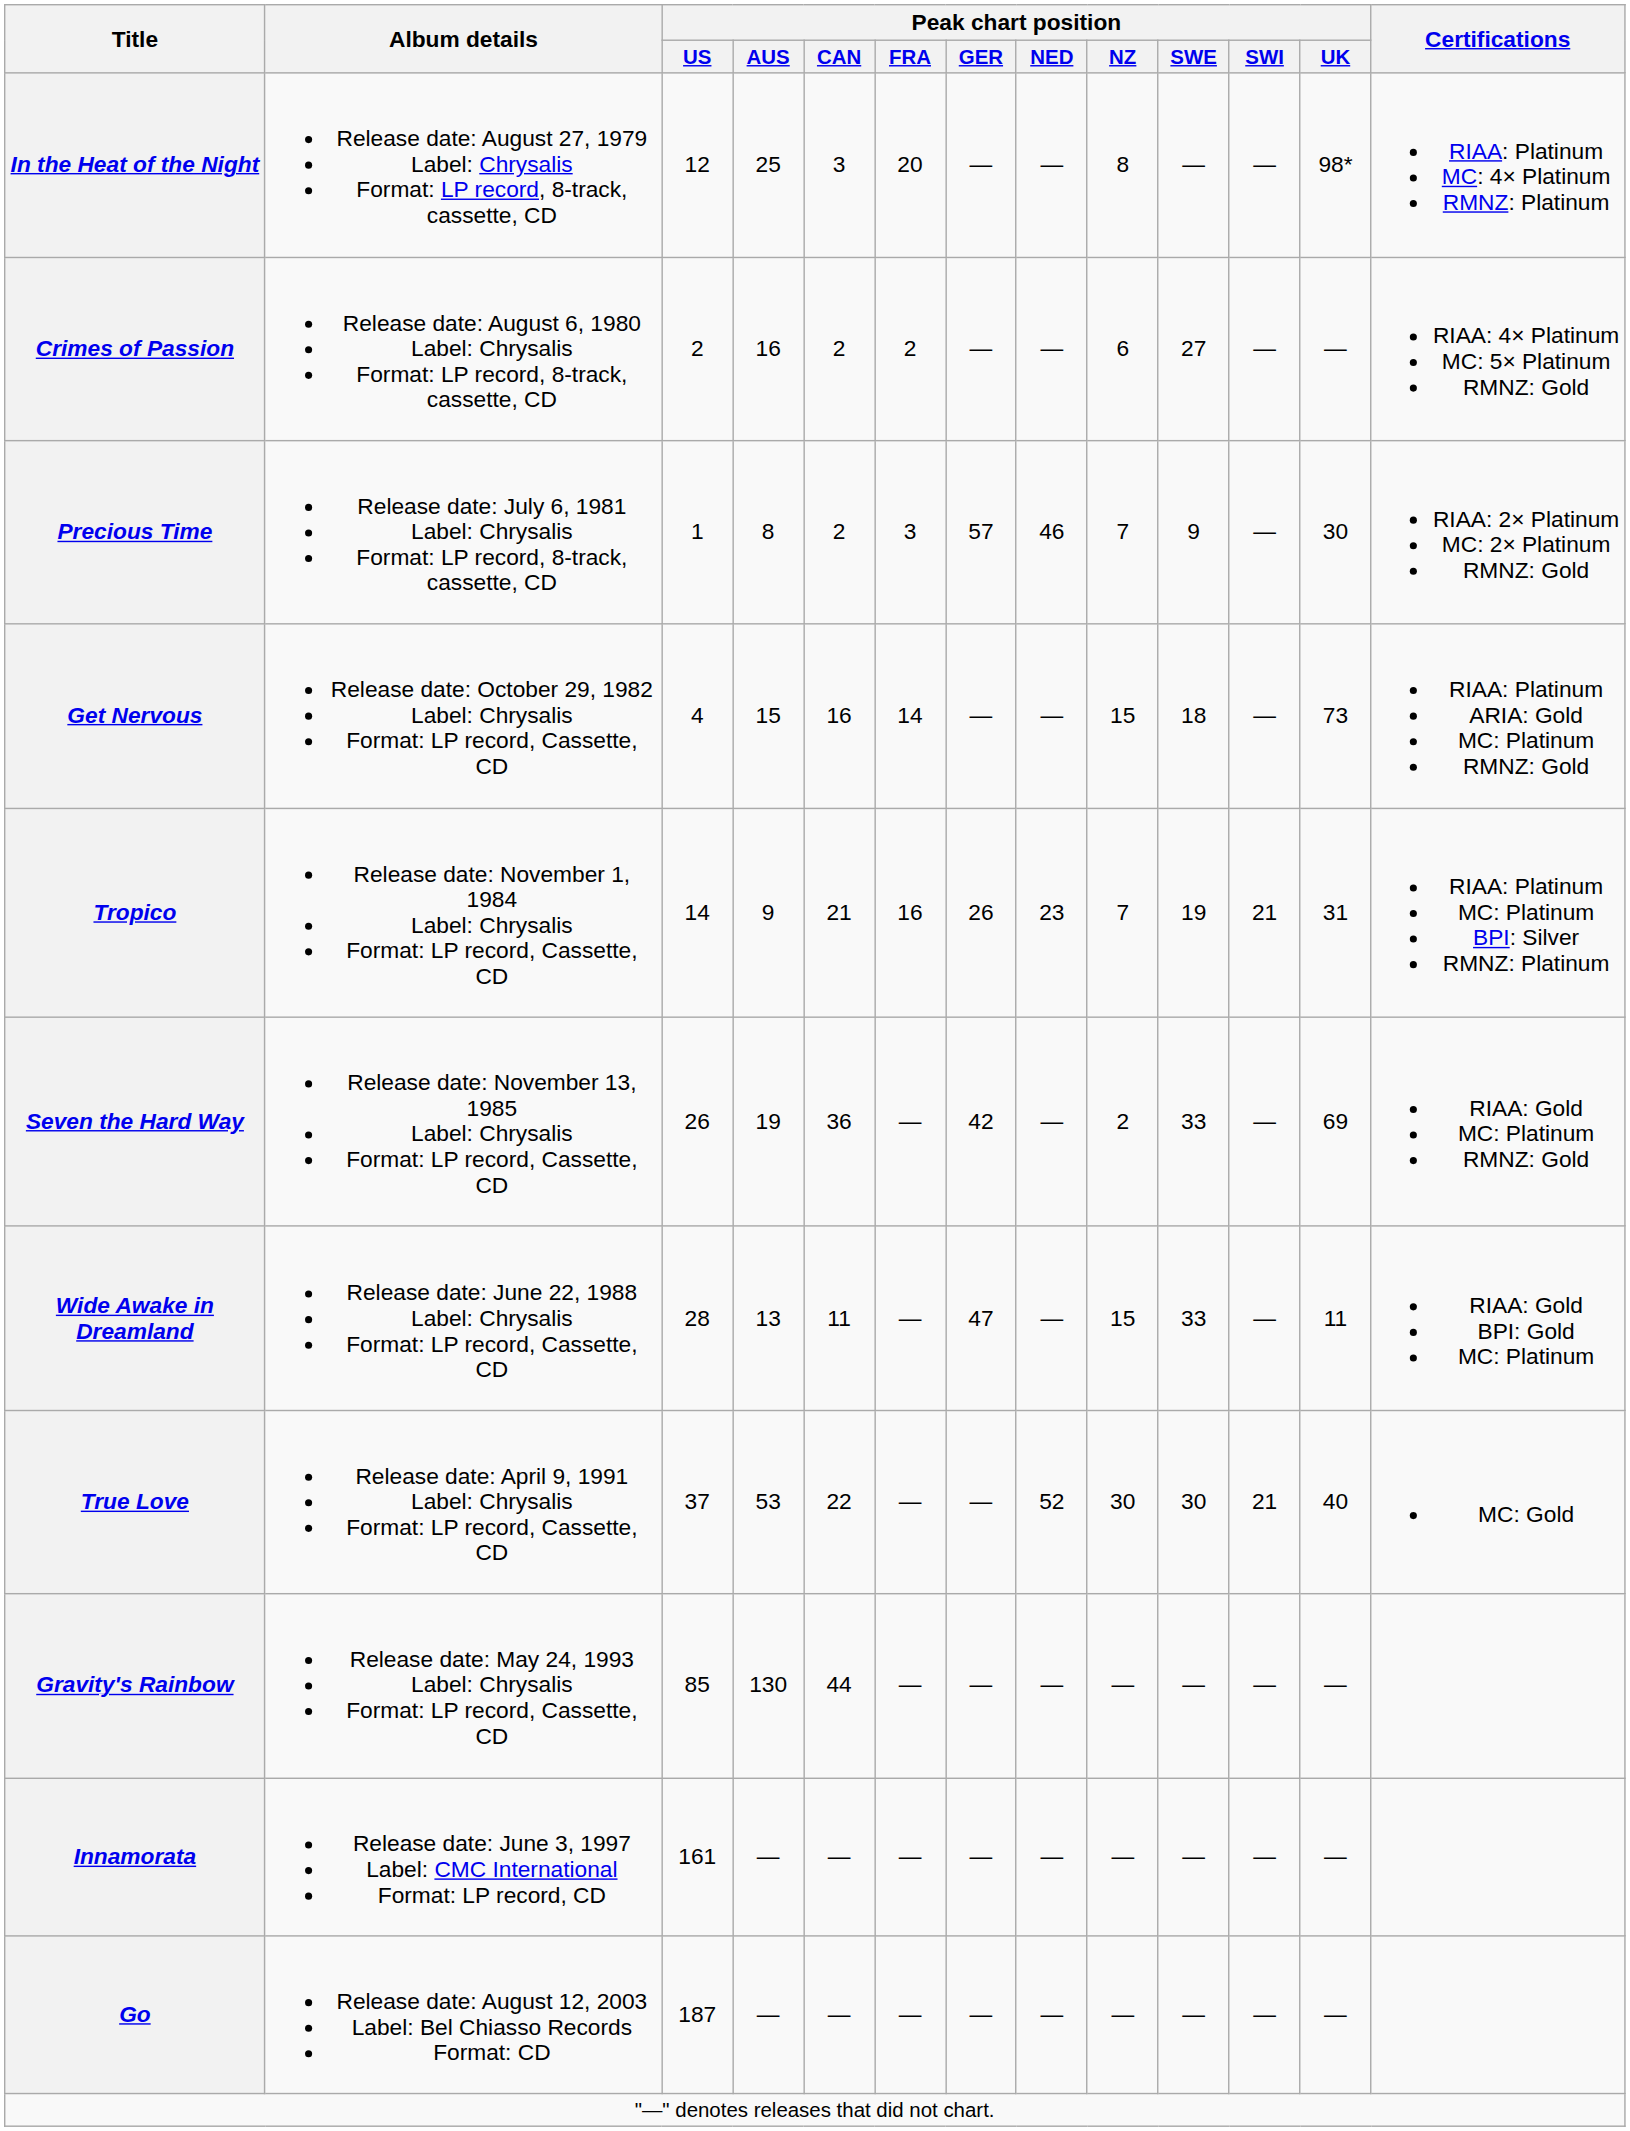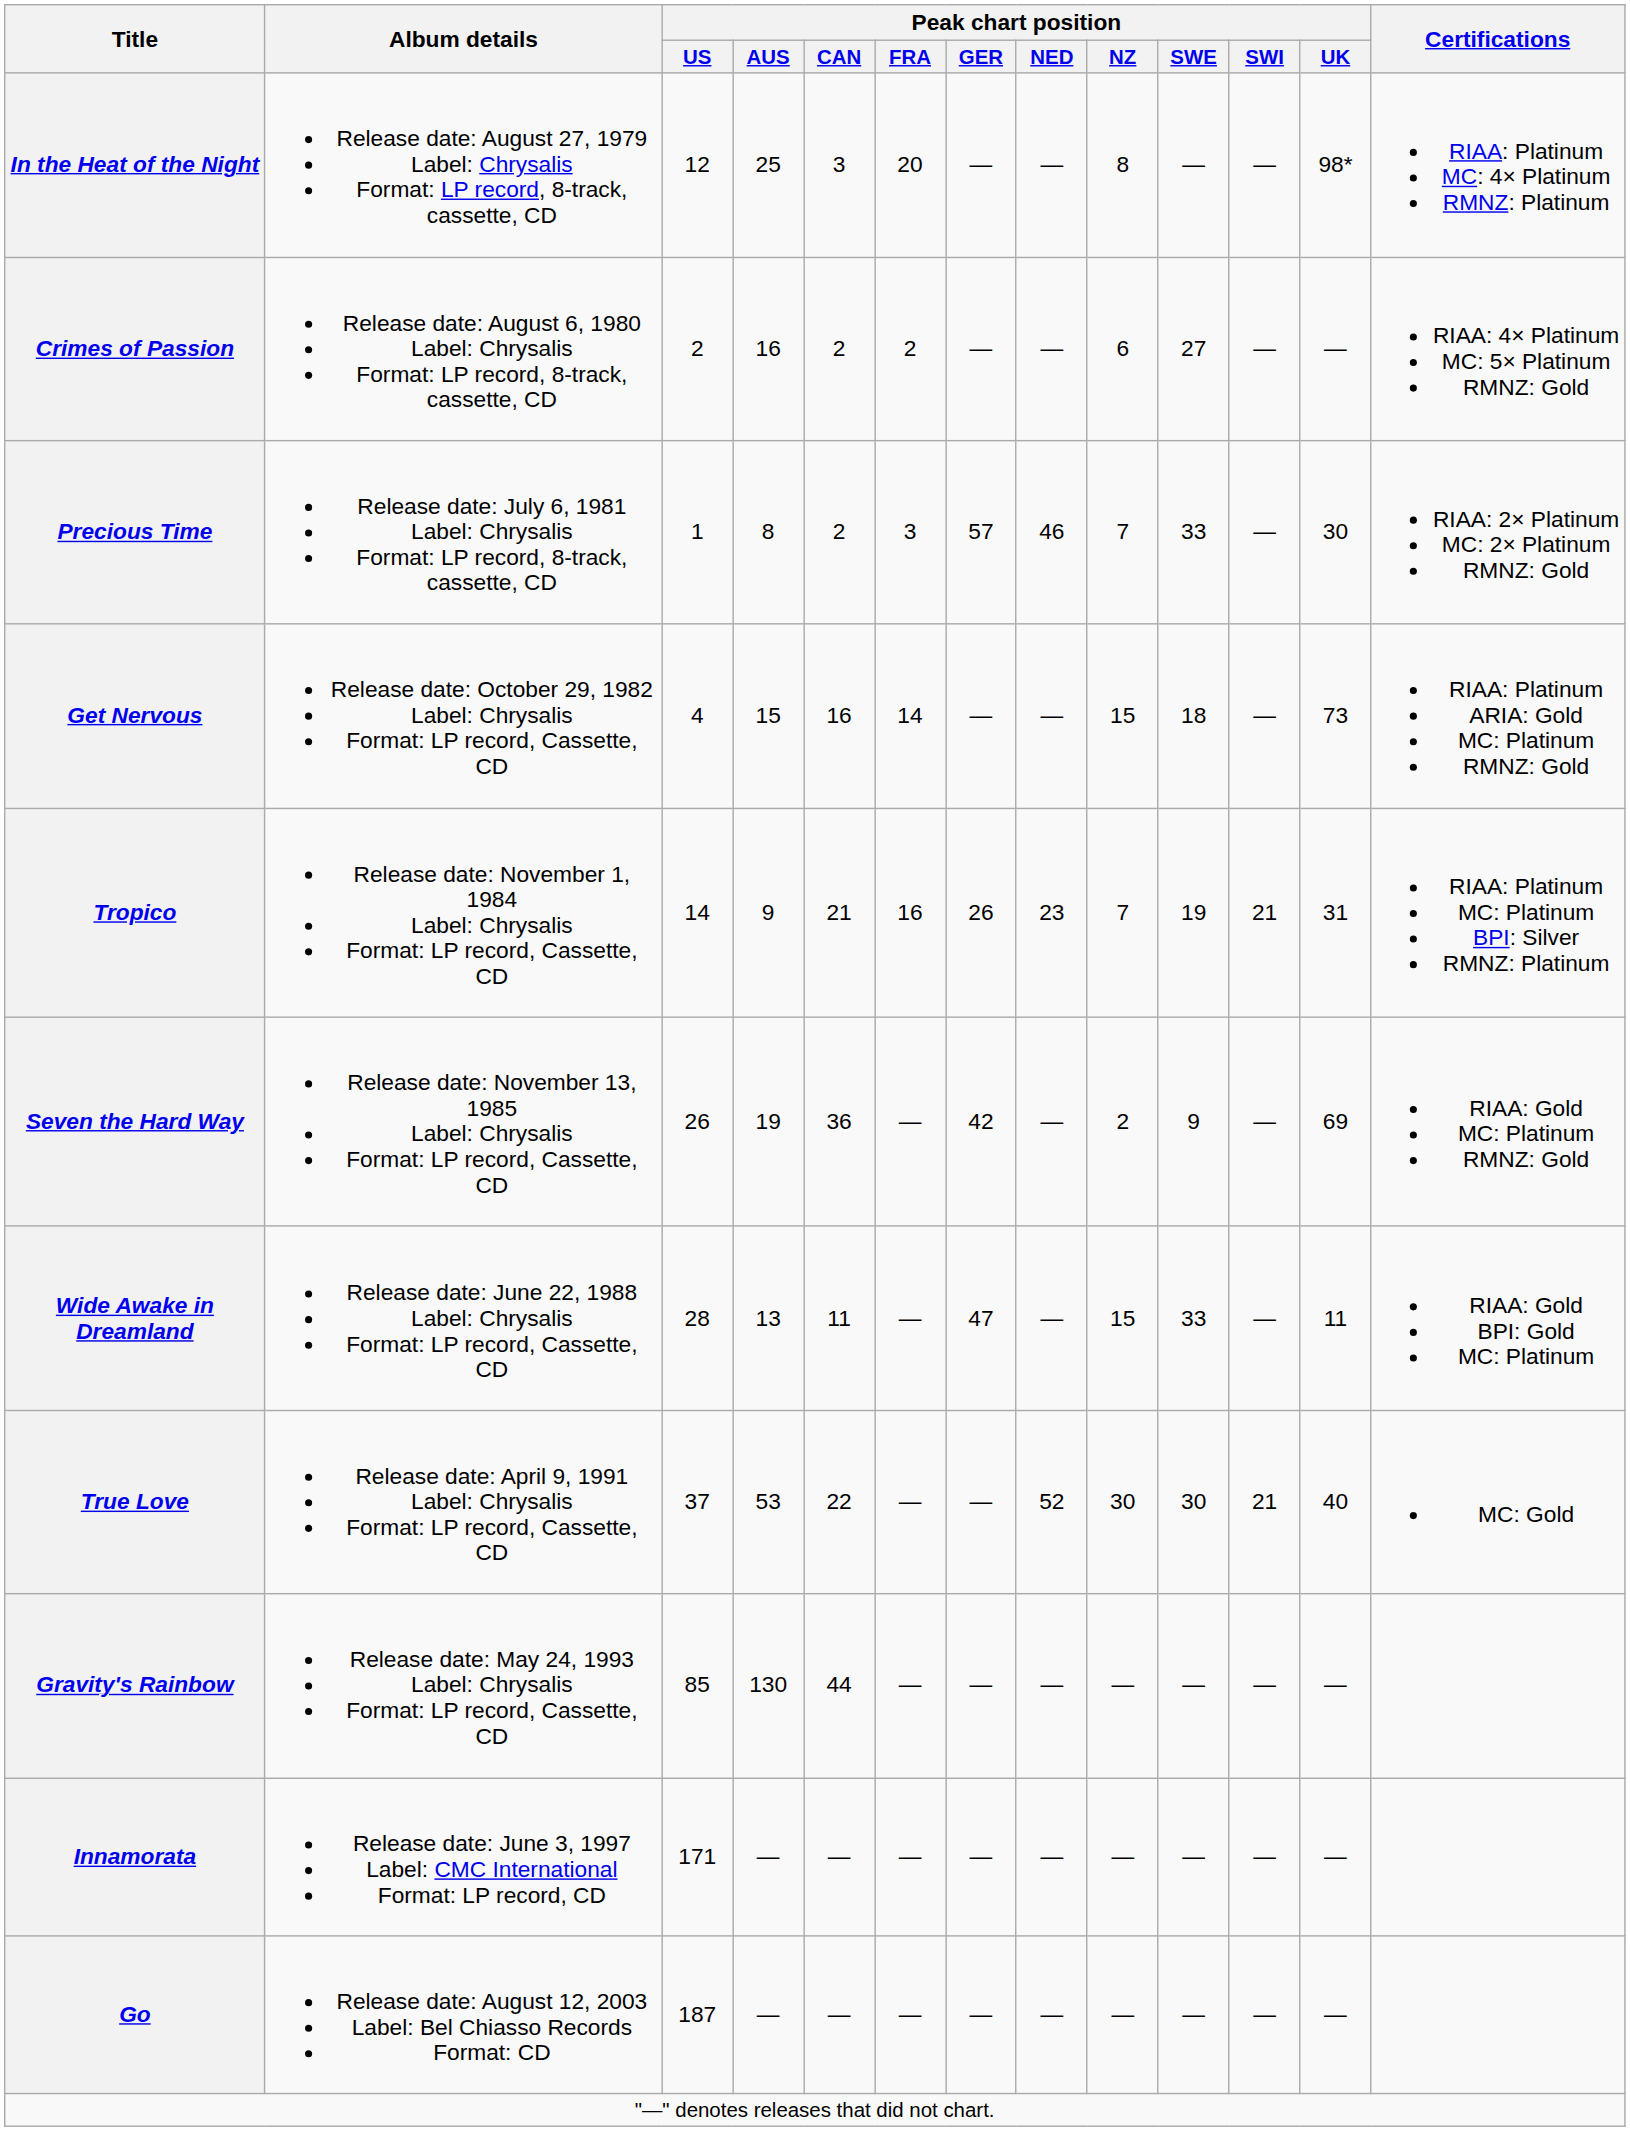(1194, 532) 9 -> (1194, 532) 33
(1194, 1121) 33 -> (1194, 1121) 9
(697, 1856) 161 -> (697, 1856) 171
